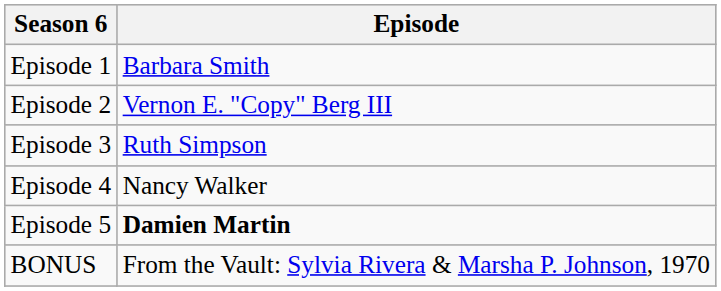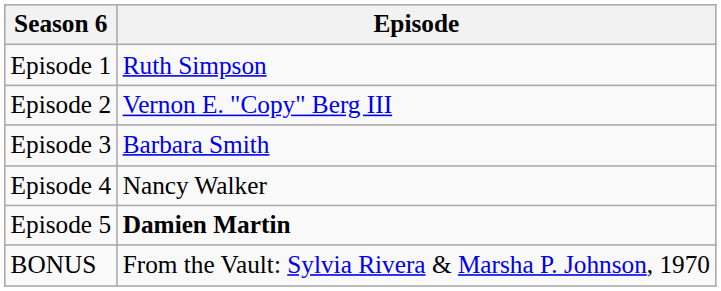(196, 64) Barbara Smith -> (195, 64) Ruth Simpson
(195, 144) Ruth Simpson -> (196, 144) Barbara Smith
